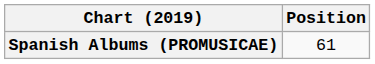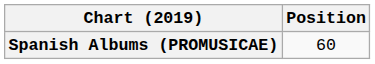(326, 45) 61 -> (326, 45) 60
